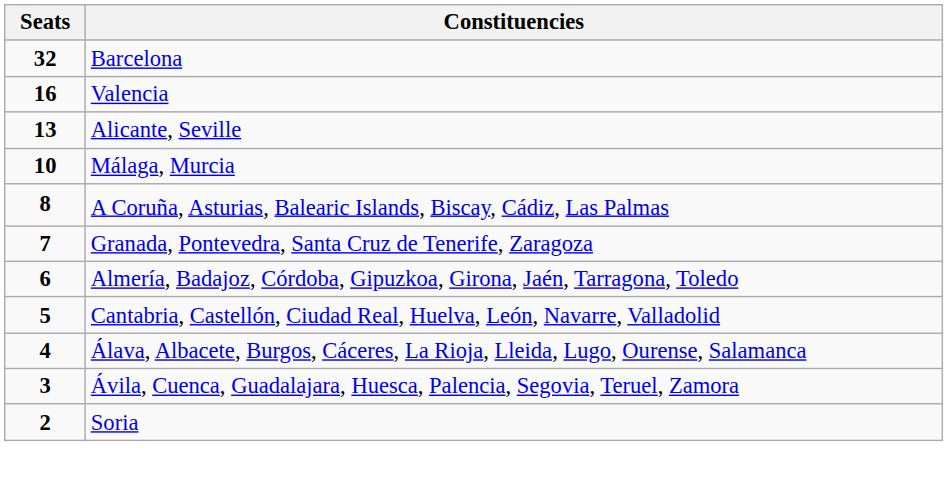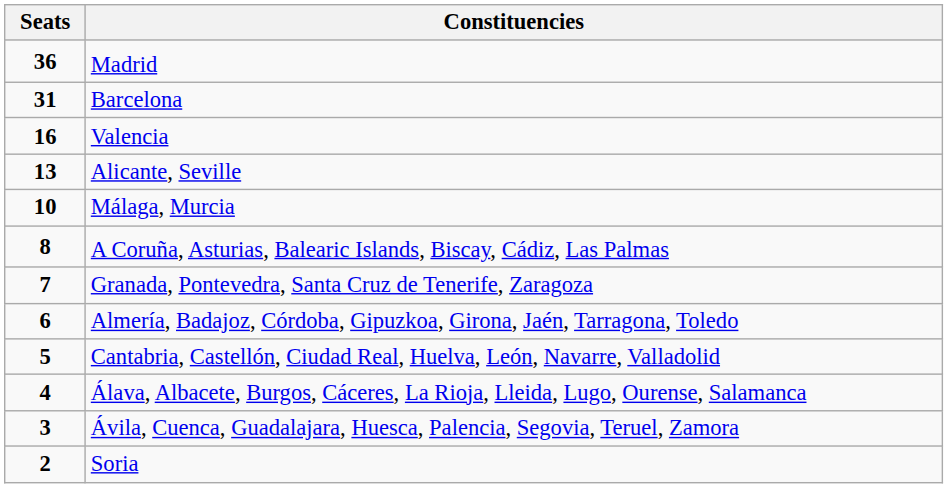+ row: (124, 64)
(45, 58) 32 -> (45, 100) 31
